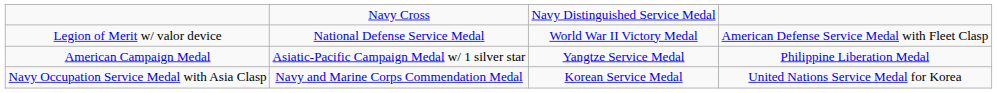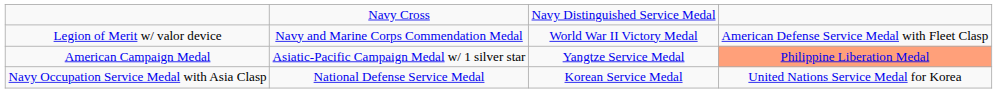(399, 35) National Defense Service Medal -> (399, 35) Navy and Marine Corps Commendation Medal
(855, 56) no background -> (855, 56) lightsalmon background
(399, 77) Navy and Marine Corps Commendation Medal -> (399, 77) National Defense Service Medal
